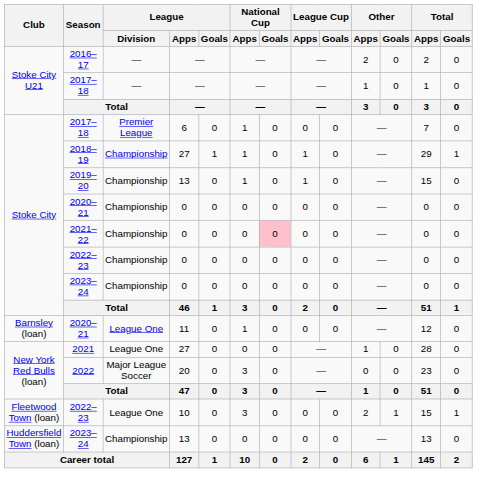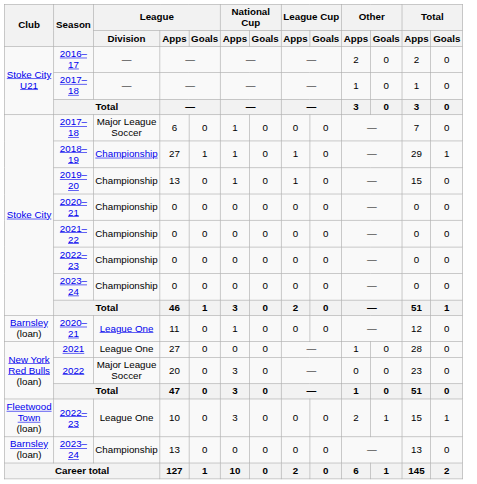(136, 128) Premier League -> (127, 128) Major League Soccer
(275, 233) pink background -> (265, 233) no background
(34, 439) Huddersfield Town (loan) -> (29, 450) Barnsley (loan)
